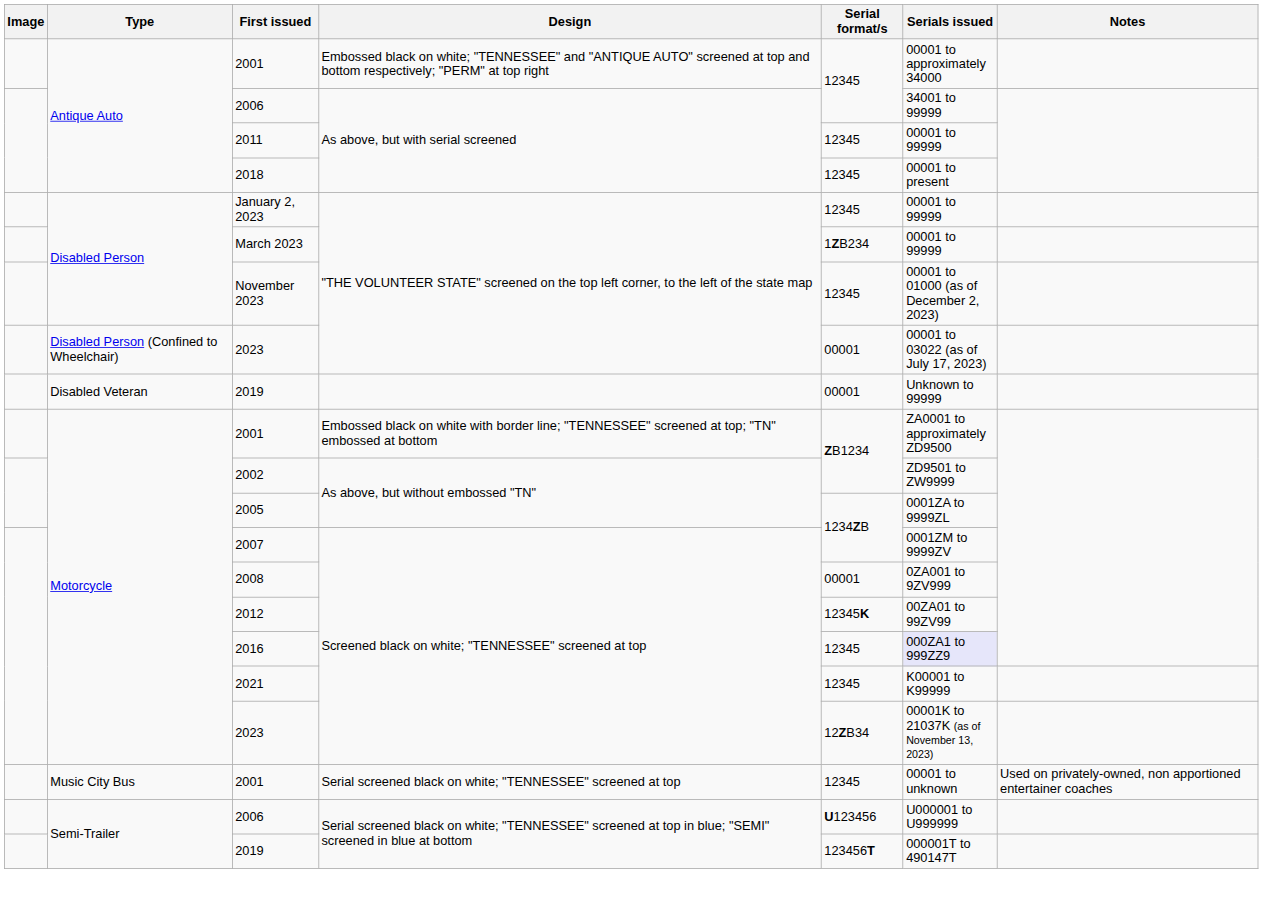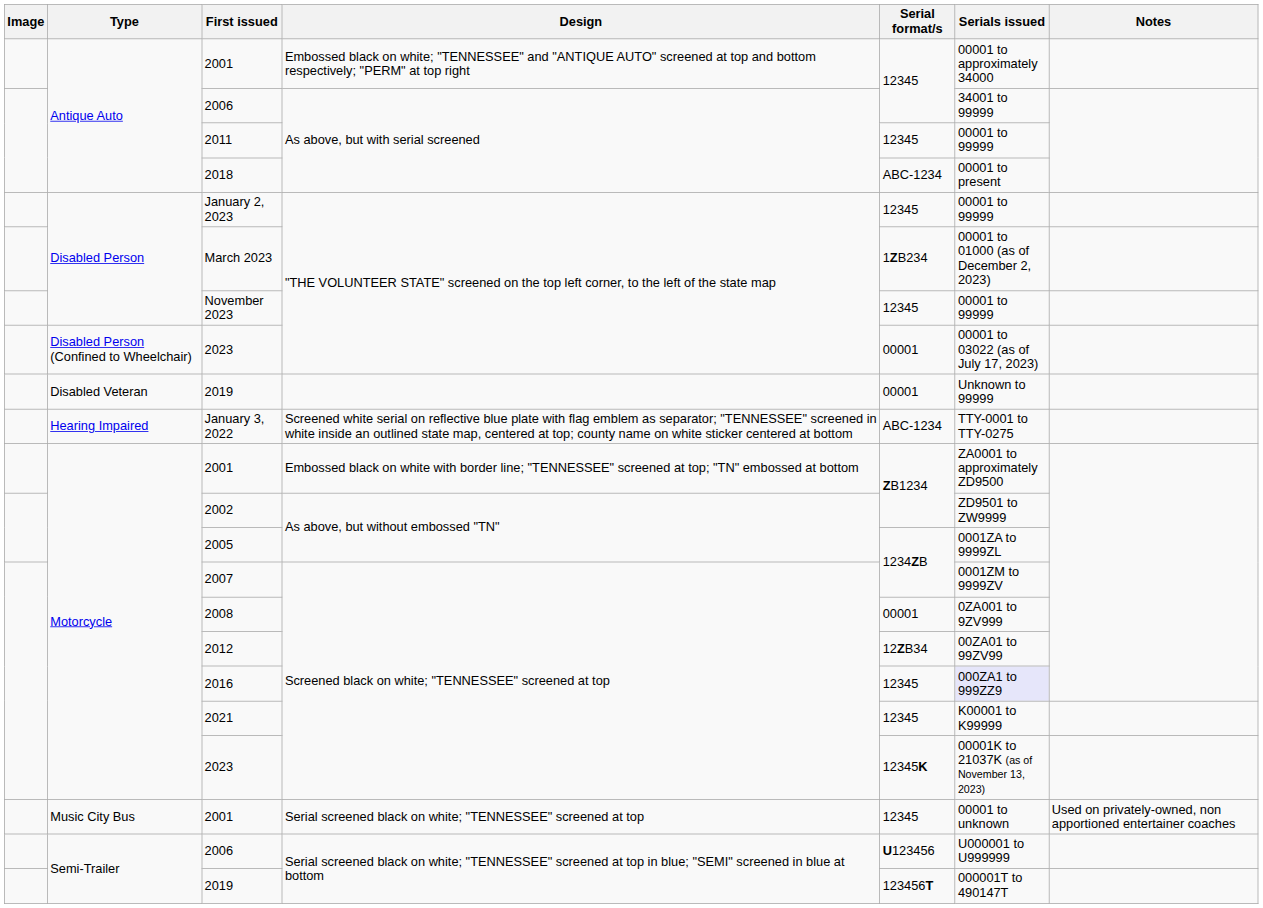(842, 175) 12345 -> (912, 175) ABC-1234
(931, 244) 00001 to 99999 -> (995, 258) 00001 to 01000 (as of December 2, 2023)
(943, 293) 00001 to 01000 (as of December 2, 2023) -> (983, 307) 00001 to 99999
+ row: (234, 426)
(847, 614) 12345K -> (905, 649) 12ZB34
(847, 732) 12ZB34 -> (905, 767) 12345K
